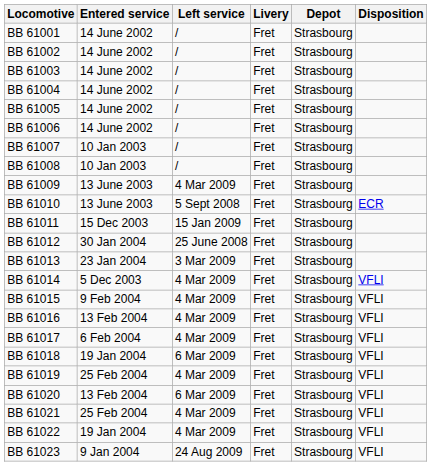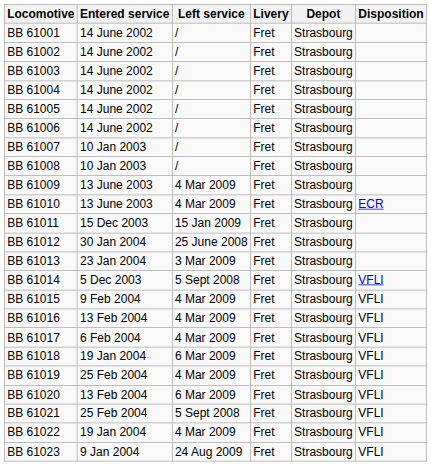(207, 204) 5 Sept 2008 -> (205, 204) 4 Mar 2009
(205, 280) 4 Mar 2009 -> (207, 280) 5 Sept 2008
(205, 413) 4 Mar 2009 -> (207, 413) 5 Sept 2008
